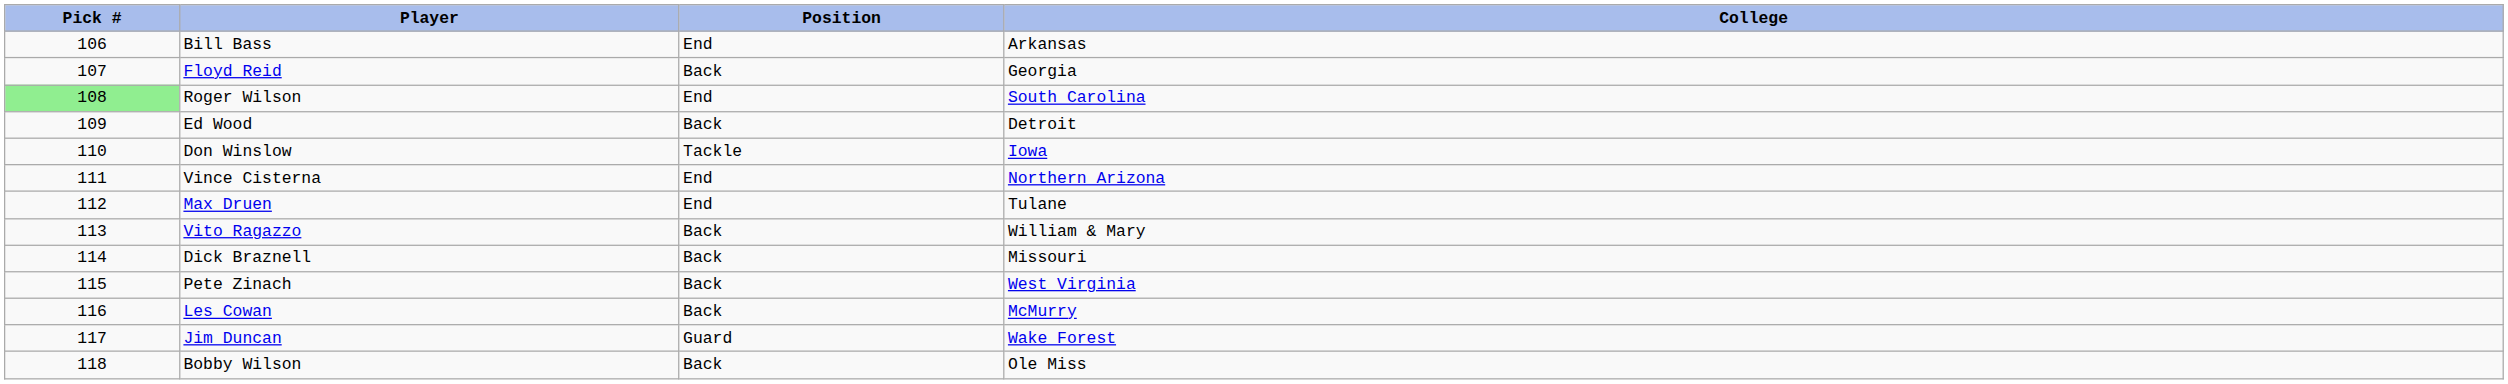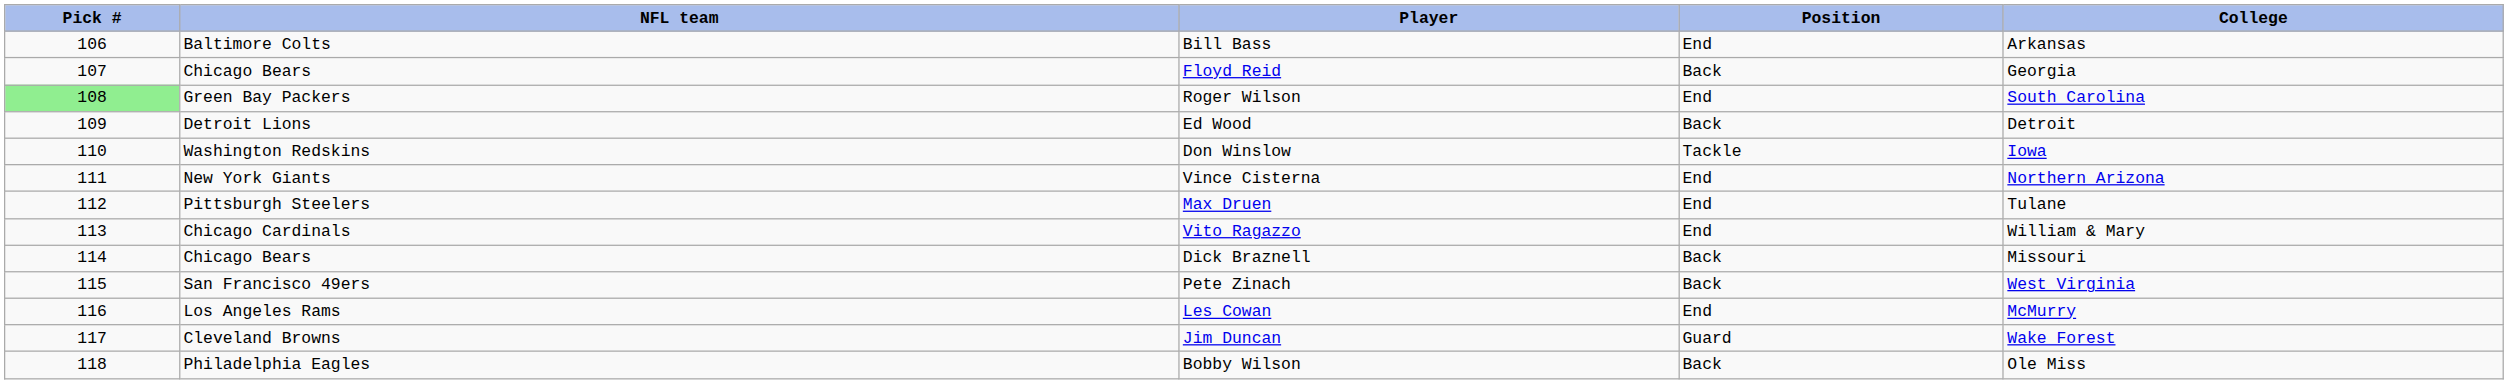+ column: (679, 18)
(703, 232) Back -> (1697, 232) End
(703, 312) Back -> (1697, 312) End
